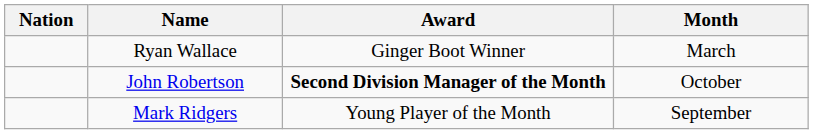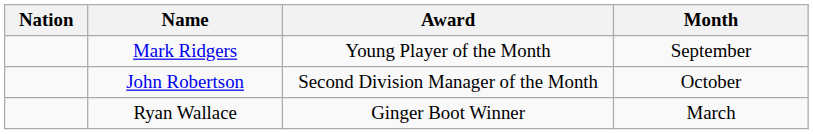rows swapped: (185, 113) <-> (185, 51)
(448, 82) bold -> (448, 82) normal
